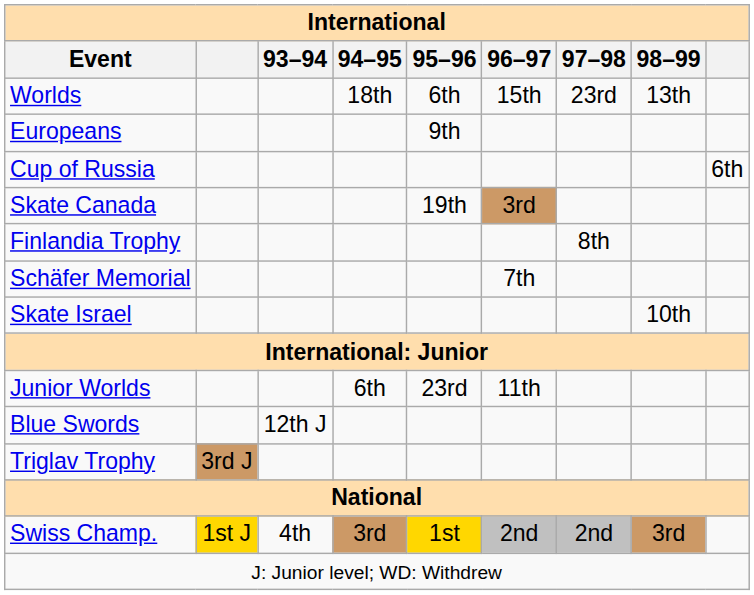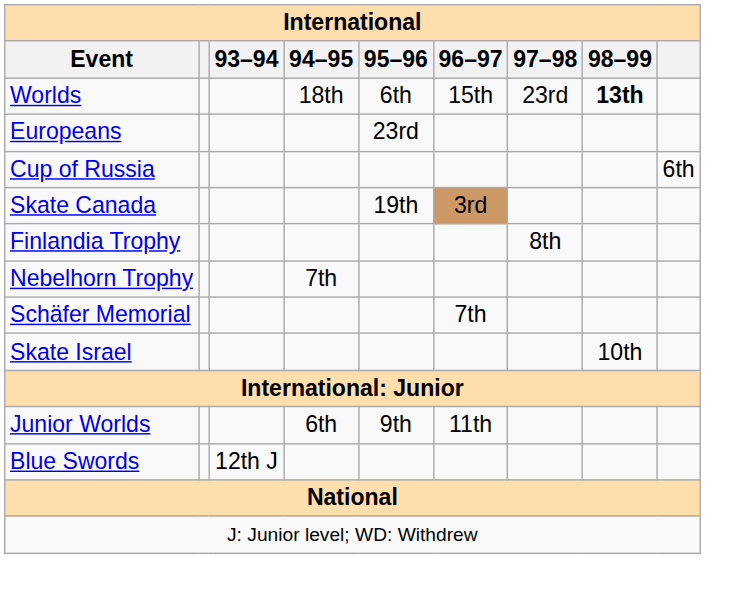(669, 95) normal -> (620, 95) bold
(444, 132) 9th -> (396, 132) 23rd
+ row: (102, 278)
(444, 388) 23rd -> (396, 424) 9th
- row: (83, 461)
- row: (84, 534)
